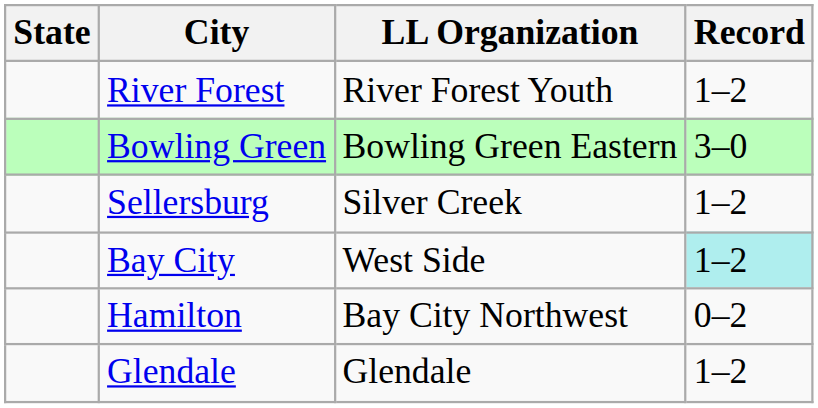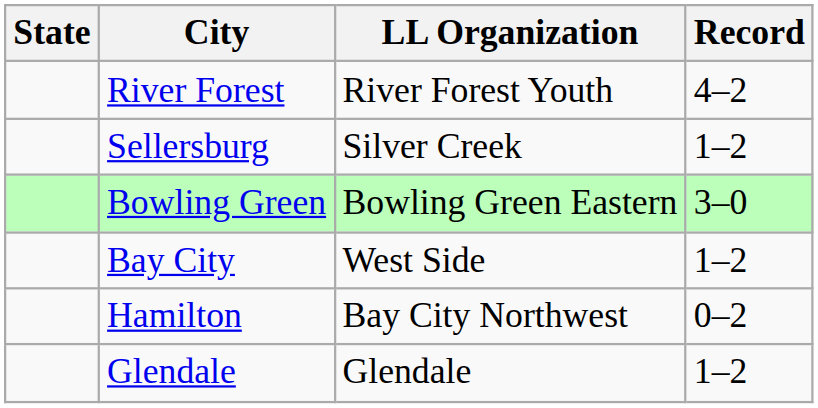(721, 89) 1–2 -> (721, 89) 4–2
rows swapped: (188, 202) <-> (217, 145)
(721, 259) paleturquoise background -> (721, 259) no background
